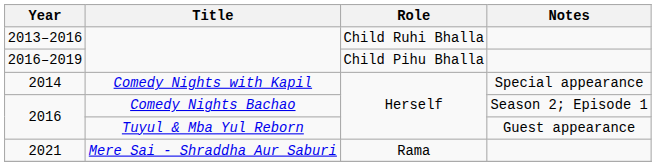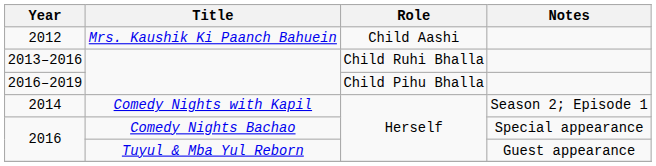+ row: (45, 38)
(569, 83) Special appearance -> (569, 106) Season 2; Episode 1
(569, 106) Season 2; Episode 1 -> (569, 128) Special appearance
- row: (45, 151)
